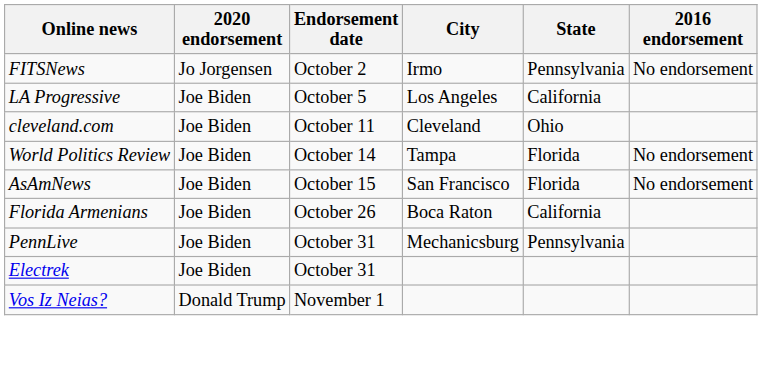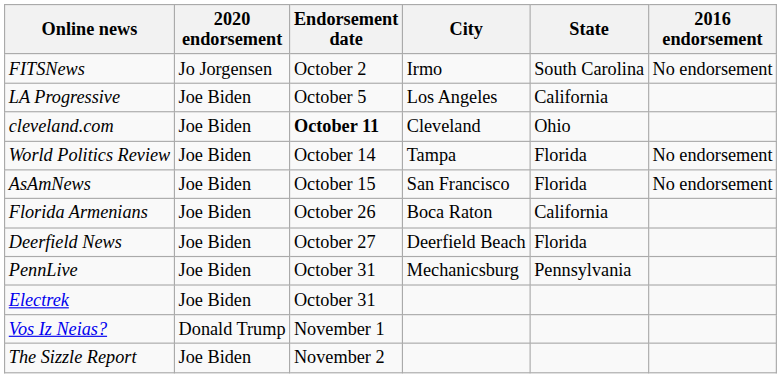(576, 68) Pennsylvania -> (589, 68) South Carolina
(334, 126) normal -> (337, 126) bold
+ row: (65, 241)
+ row: (73, 357)
